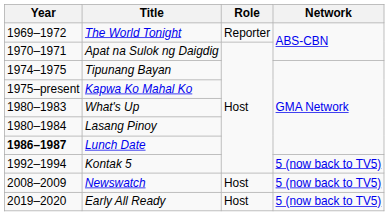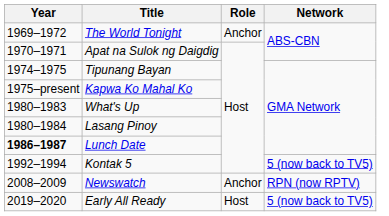(247, 32) Reporter -> (243, 32) Anchor
(236, 182) Host -> (243, 182) Anchor
(328, 182) 5 (now back to TV5) -> (313, 182) RPN (now RPTV)
